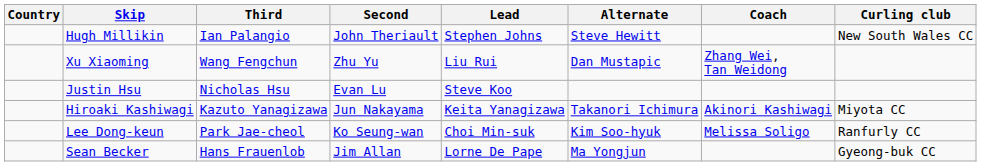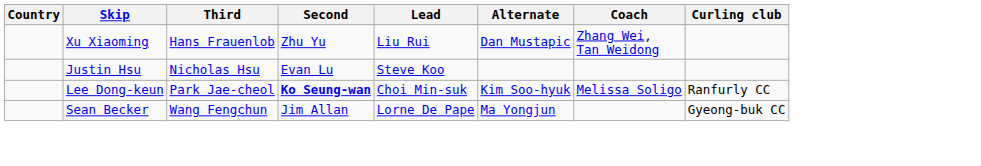- row: (115, 35)
(249, 63) Wang Fengchun -> (222, 42) Hans Frauenlob
- row: (130, 110)
(378, 131) normal -> (326, 90) bold
(252, 151) Hans Frauenlob -> (218, 110) Wang Fengchun
